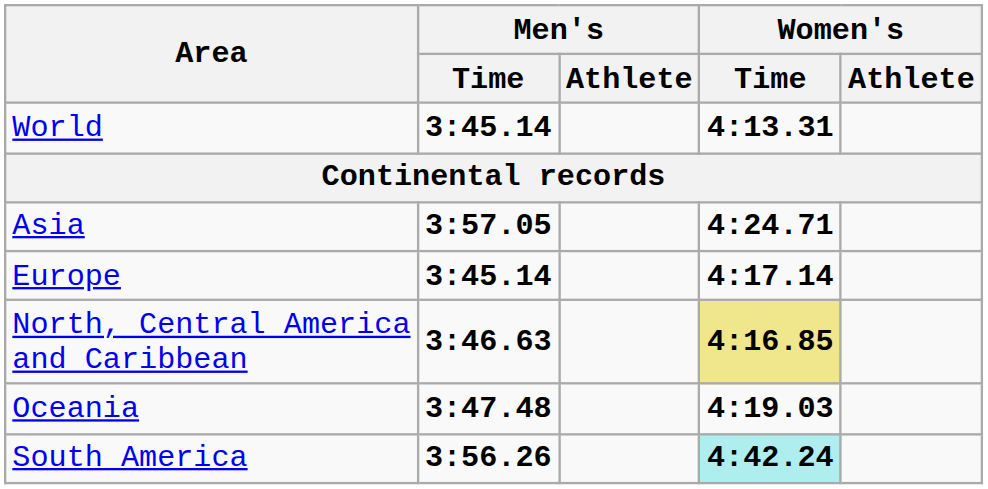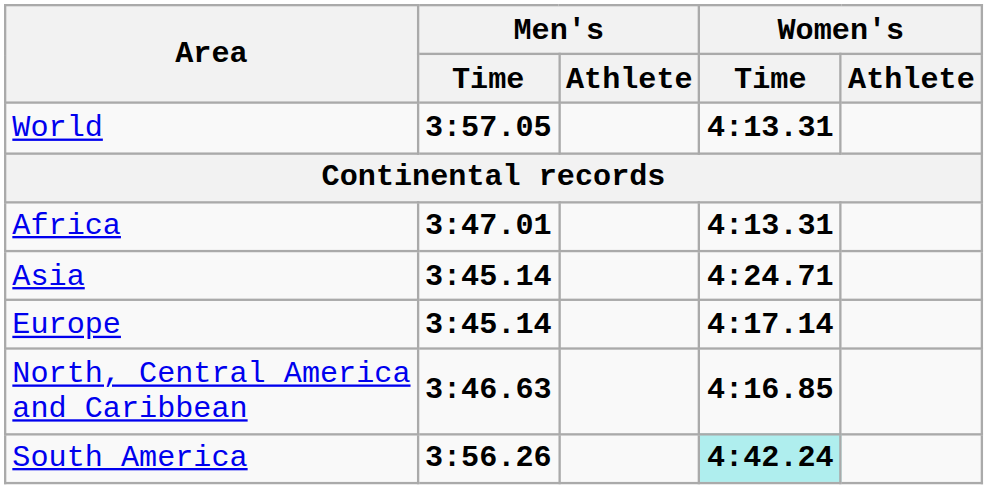(488, 128) 3:45.14 -> (488, 128) 3:57.05
+ row: (67, 226)
(488, 226) 3:57.05 -> (488, 276) 3:45.14
(770, 342) khaki background -> (770, 391) no background
- row: (76, 409)
